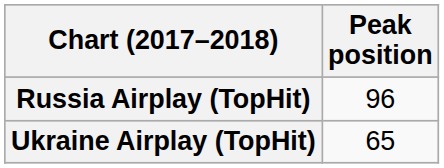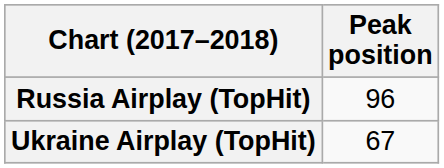(380, 141) 65 -> (380, 141) 67
